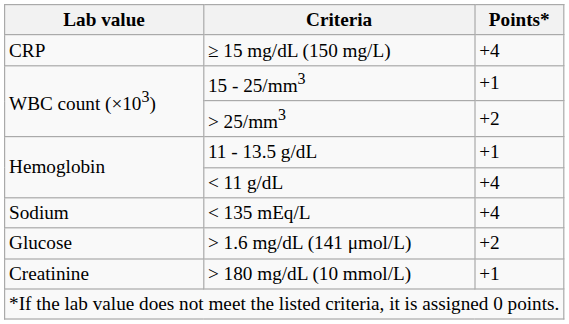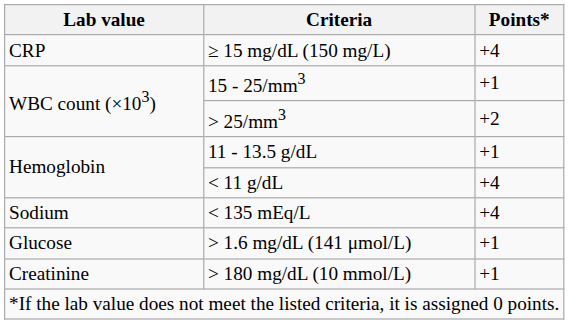(489, 243) +2 -> (489, 243) +1
